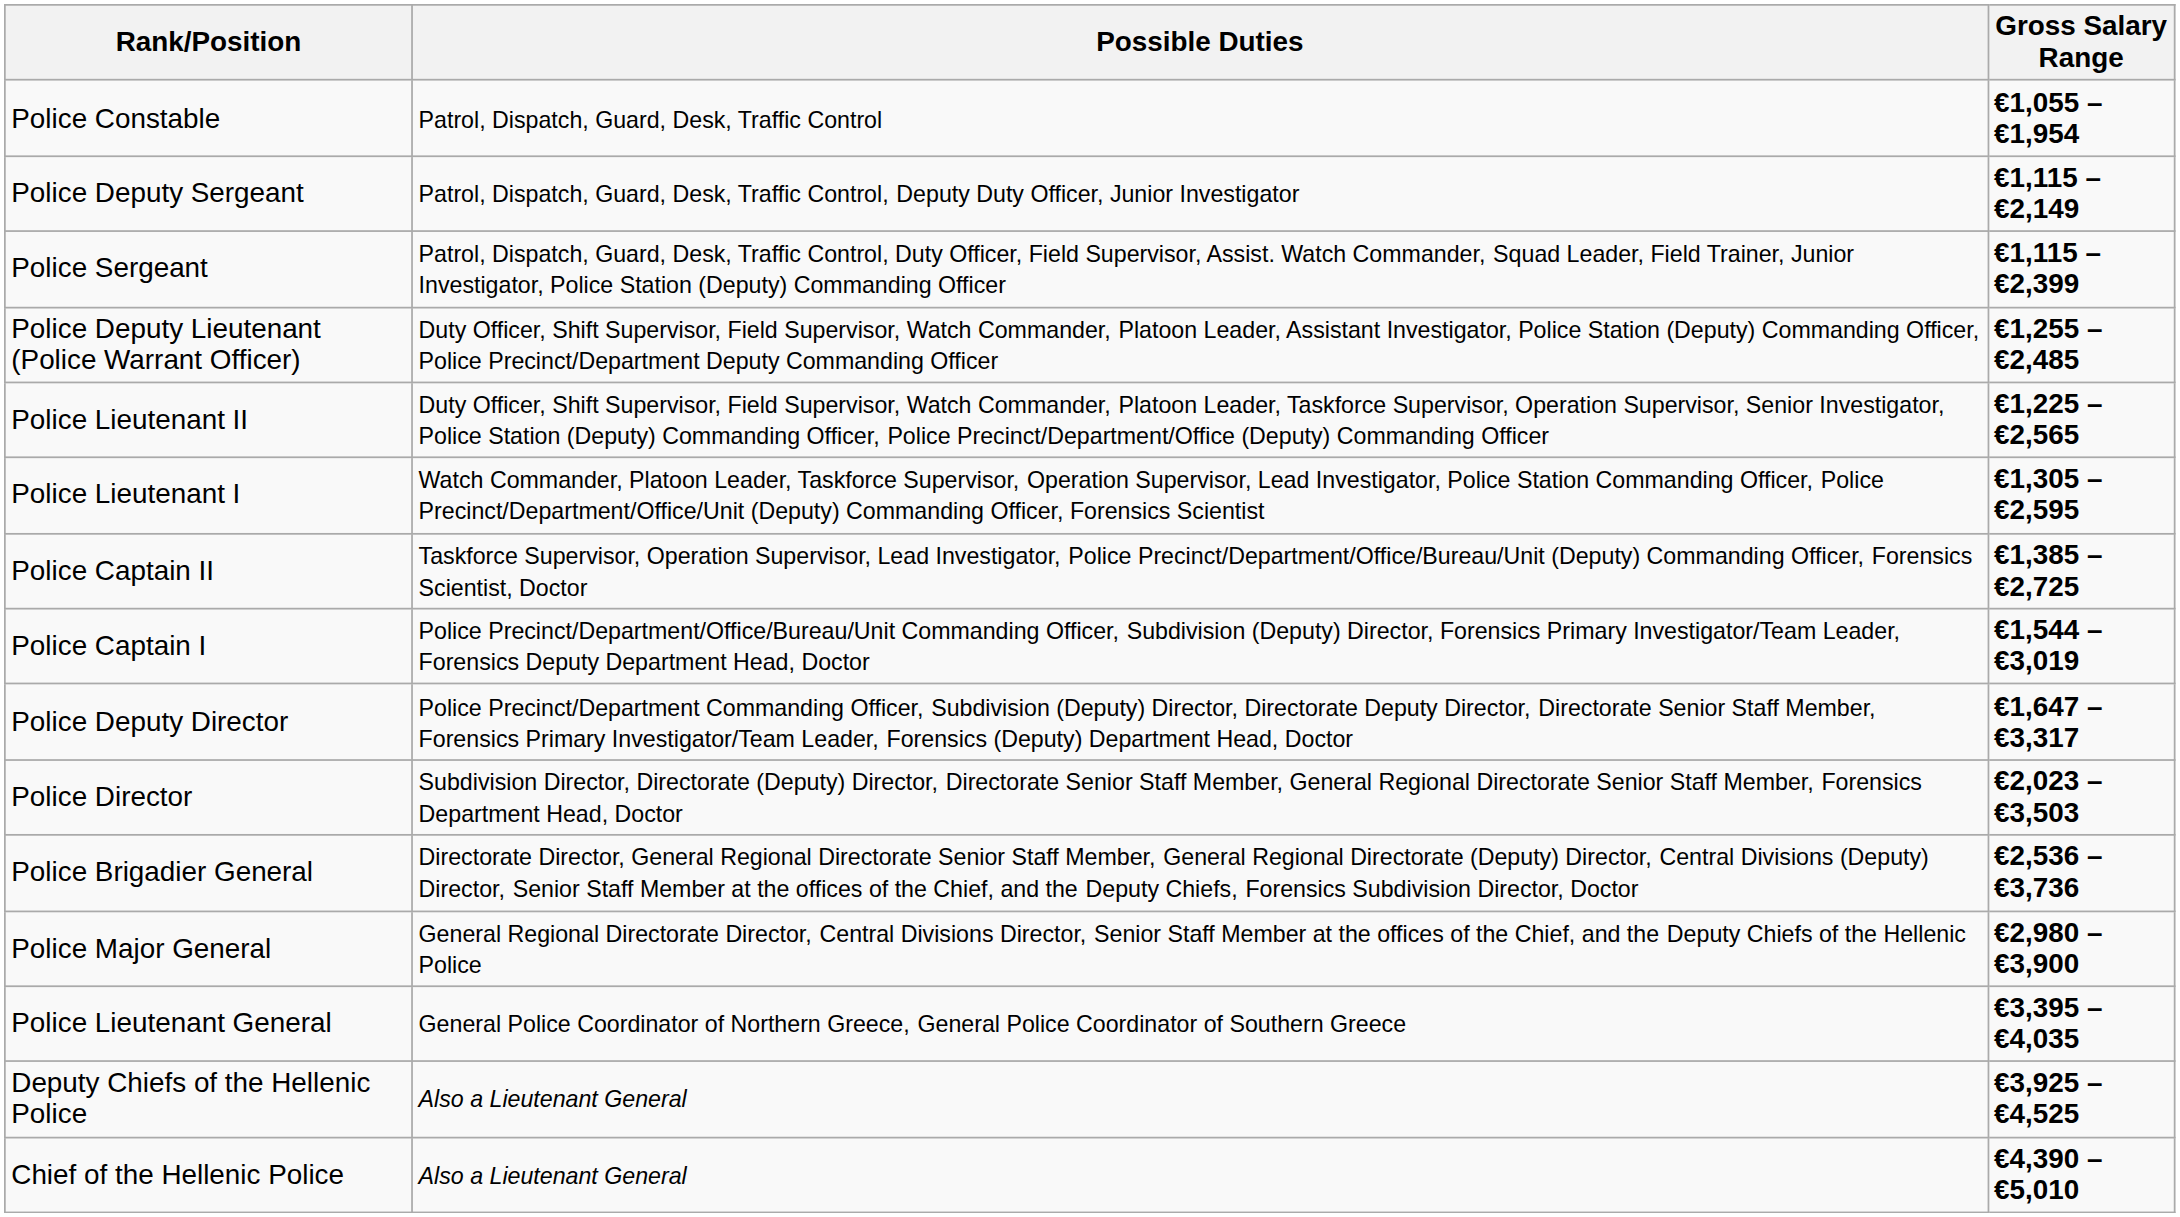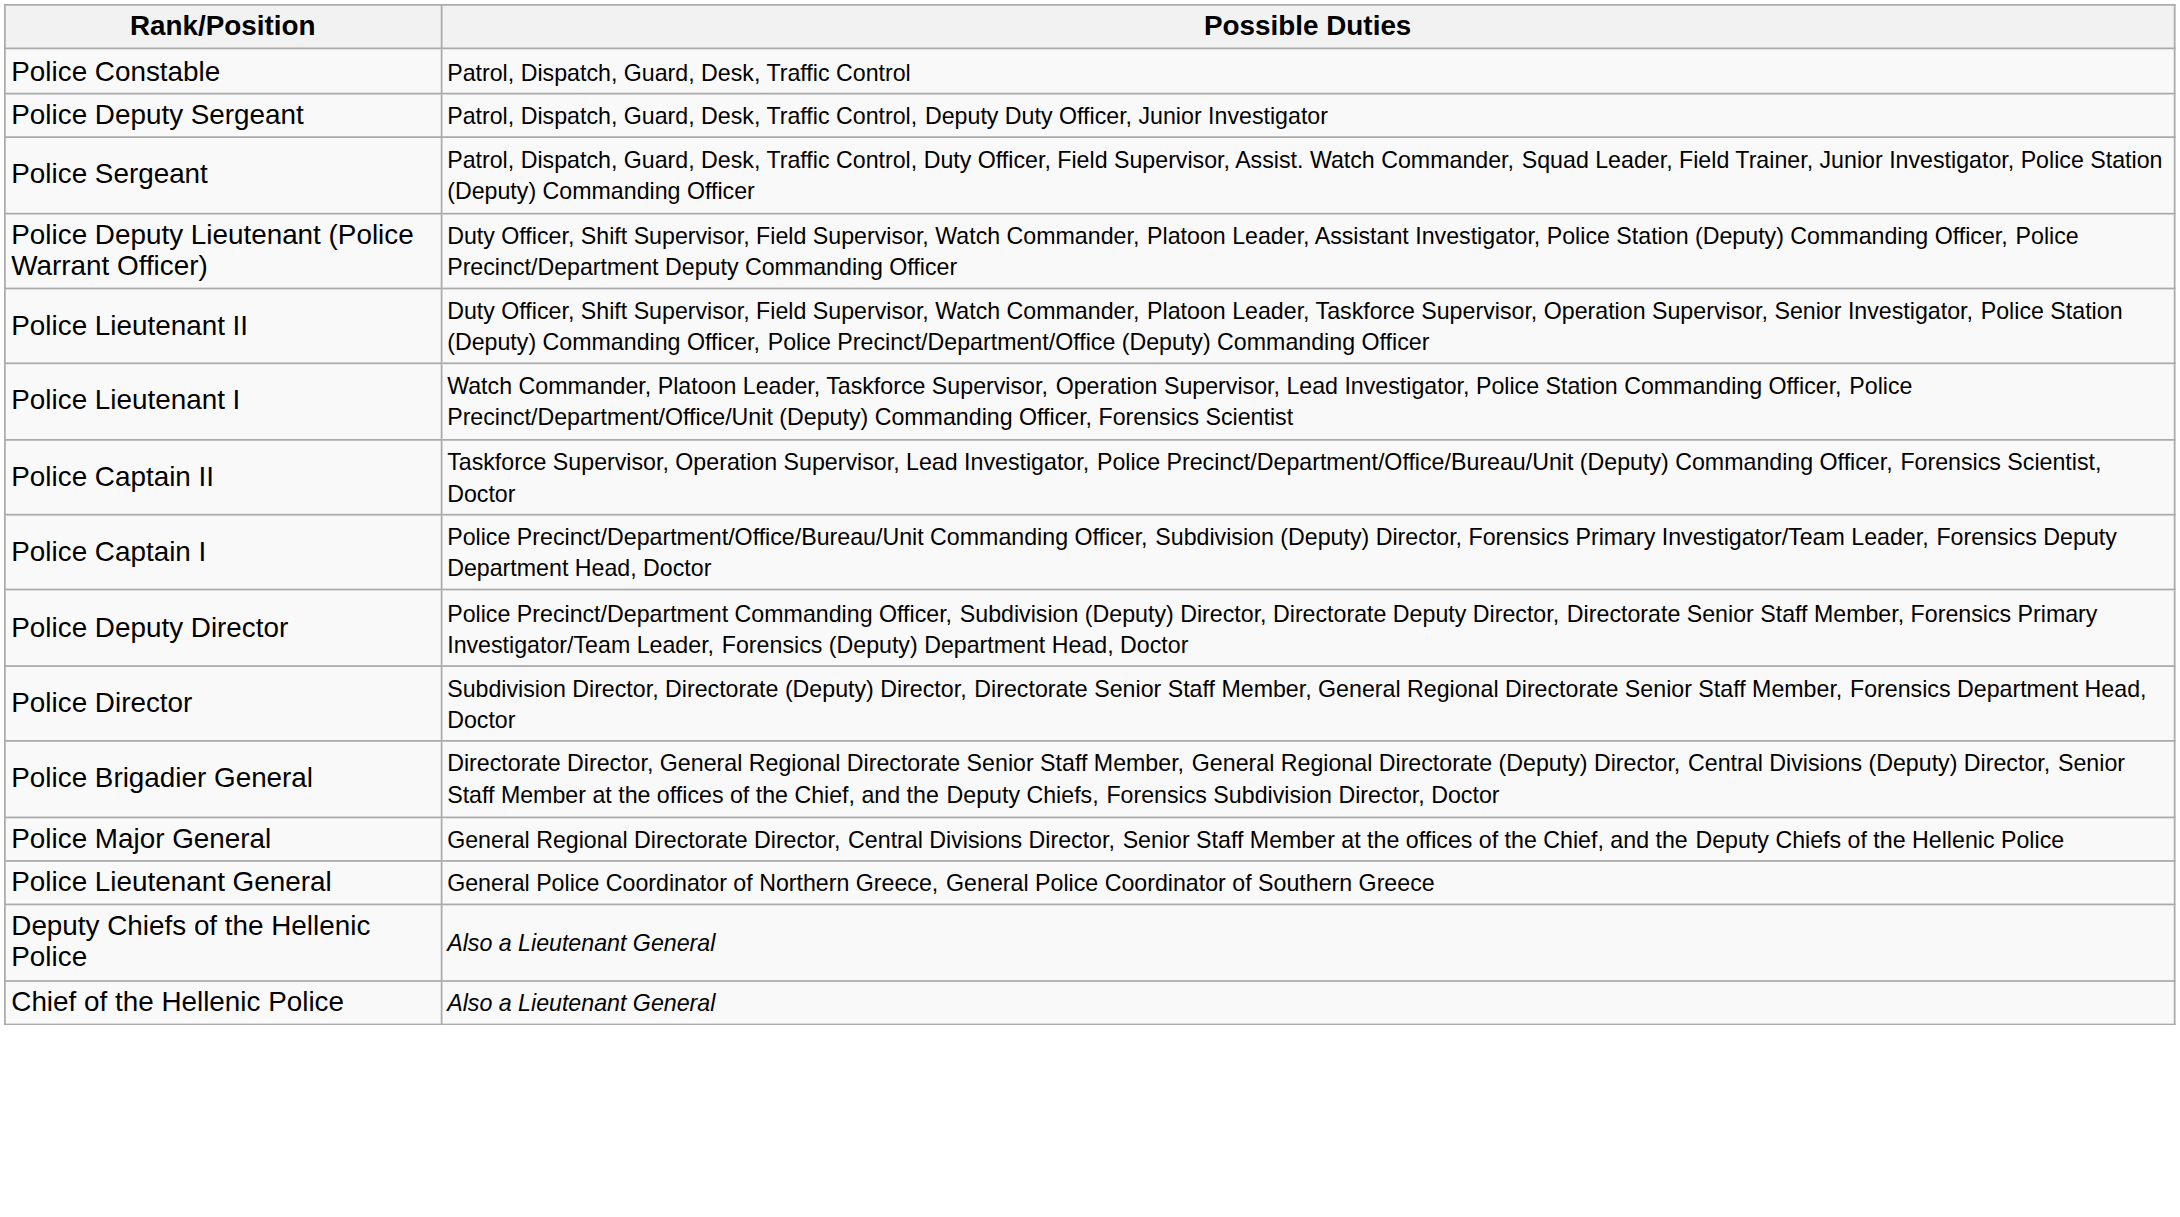- column: (2081, 42)
